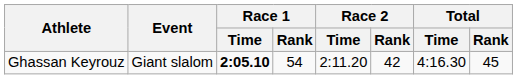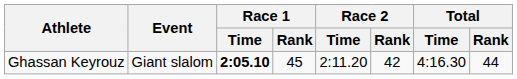(295, 63) 54 -> (295, 63) 45
(491, 63) 45 -> (491, 63) 44
